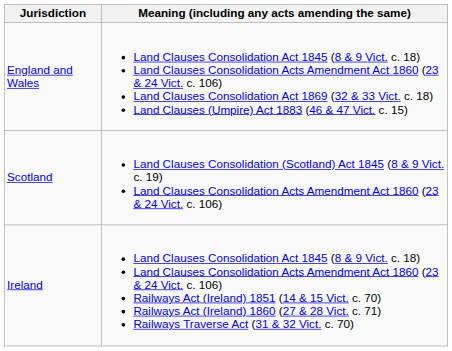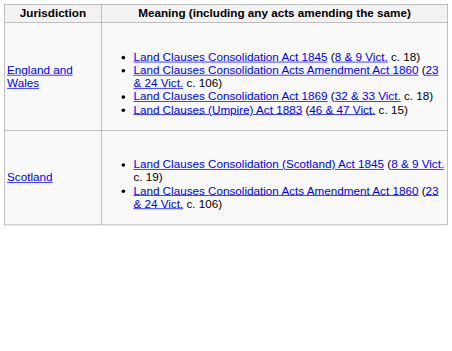- row: (25, 285)
